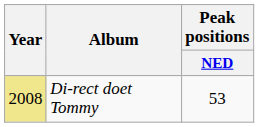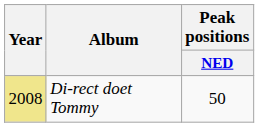(217, 98) 53 -> (217, 98) 50
